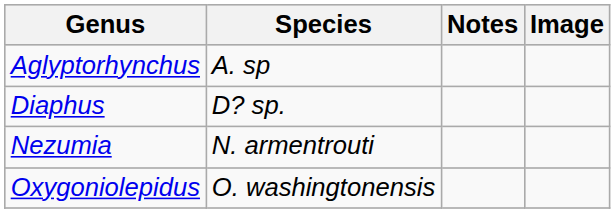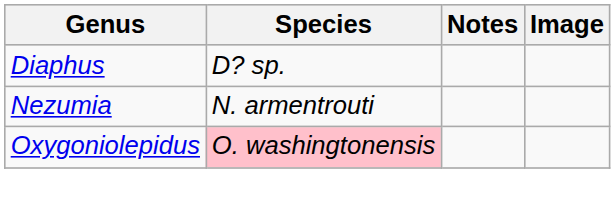- row: (105, 65)
(323, 187) no background -> (323, 146) pink background
